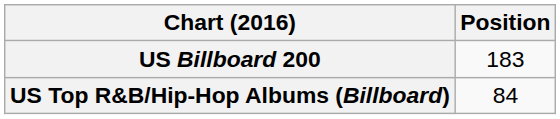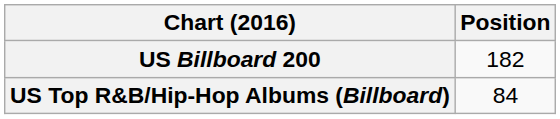(505, 58) 183 -> (505, 58) 182
